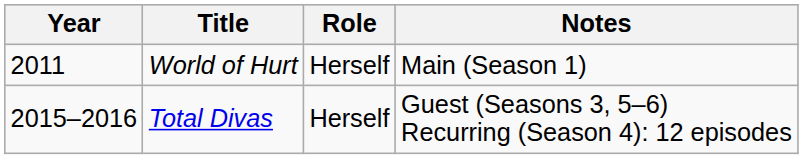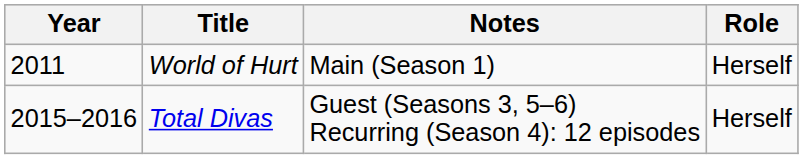columns swapped: (349, 24) <-> (596, 24)
